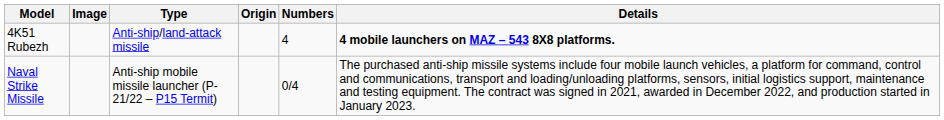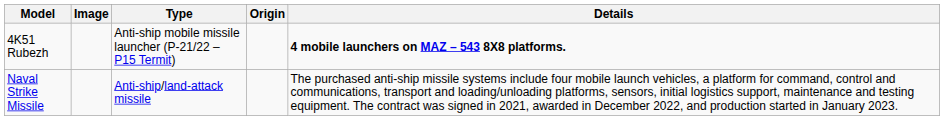- column: (308, 14)
(167, 39) Anti-ship/land-attack missile -> (177, 46) Anti-ship mobile missile launcher (P-21/22 – P15 Termit)
(165, 85) Anti-ship mobile missile launcher (P-21/22 – P15 Termit) -> (169, 92) Anti-ship/land-attack missile
